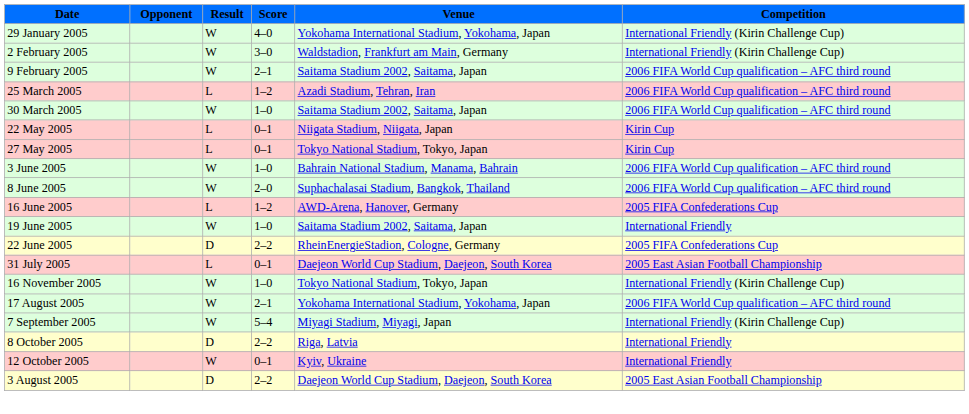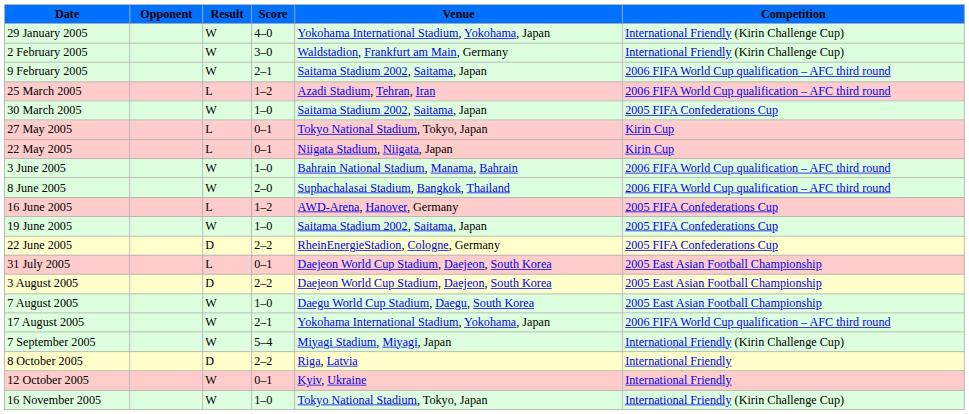(758, 110) 2006 FIFA World Cup qualification – AFC third round -> (702, 110) 2005 FIFA Confederations Cup
rows swapped: (40, 129) <-> (40, 149)
(678, 226) International Friendly -> (702, 226) 2005 FIFA Confederations Cup
rows swapped: (43, 380) <-> (54, 284)
+ row: (43, 303)
